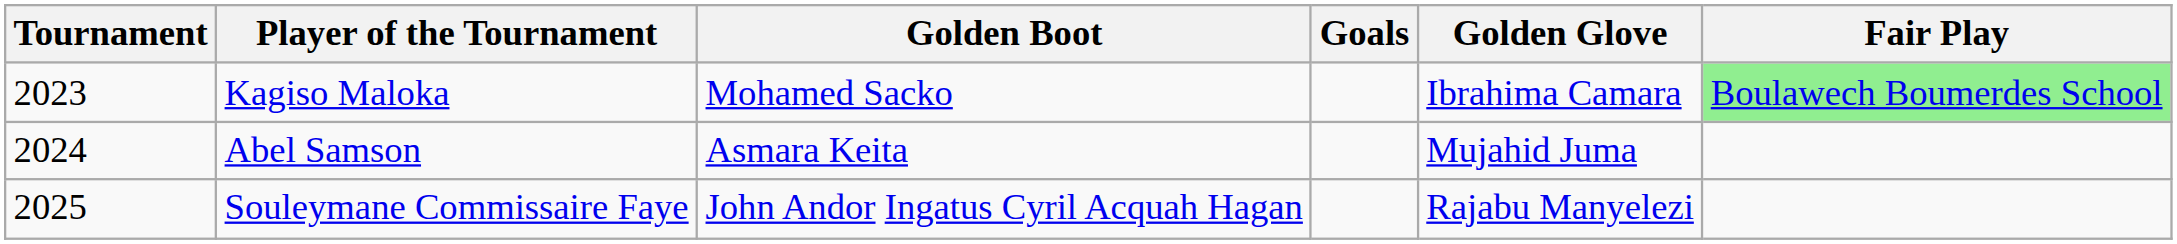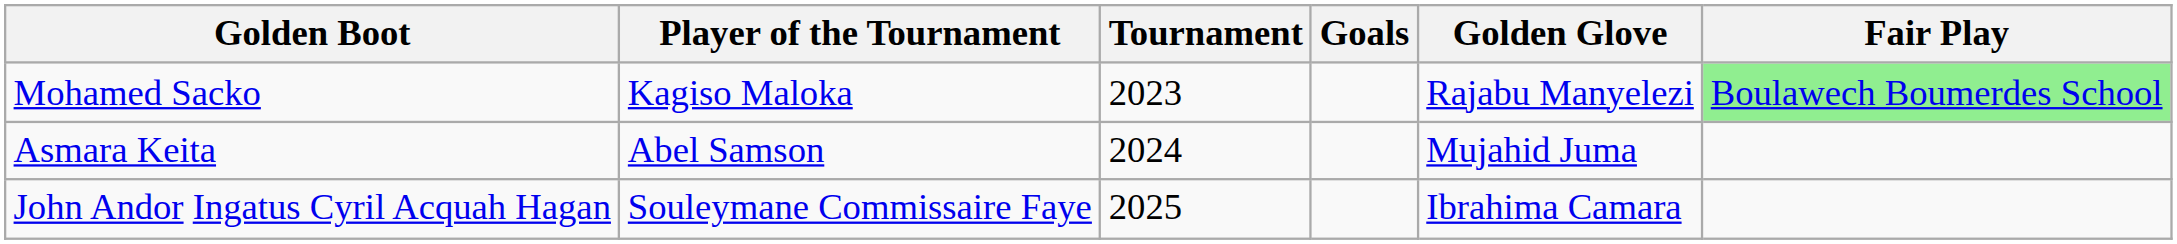columns swapped: (111, 33) <-> (1004, 33)
(1554, 91) Ibrahima Camara -> (1560, 91) Rajabu Manyelezi
(1560, 207) Rajabu Manyelezi -> (1554, 207) Ibrahima Camara
